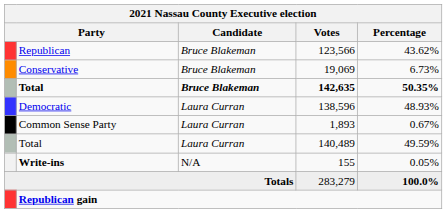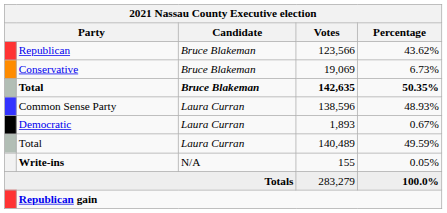(45, 106) Democratic -> (68, 106) Common Sense Party
(68, 125) Common Sense Party -> (45, 125) Democratic
